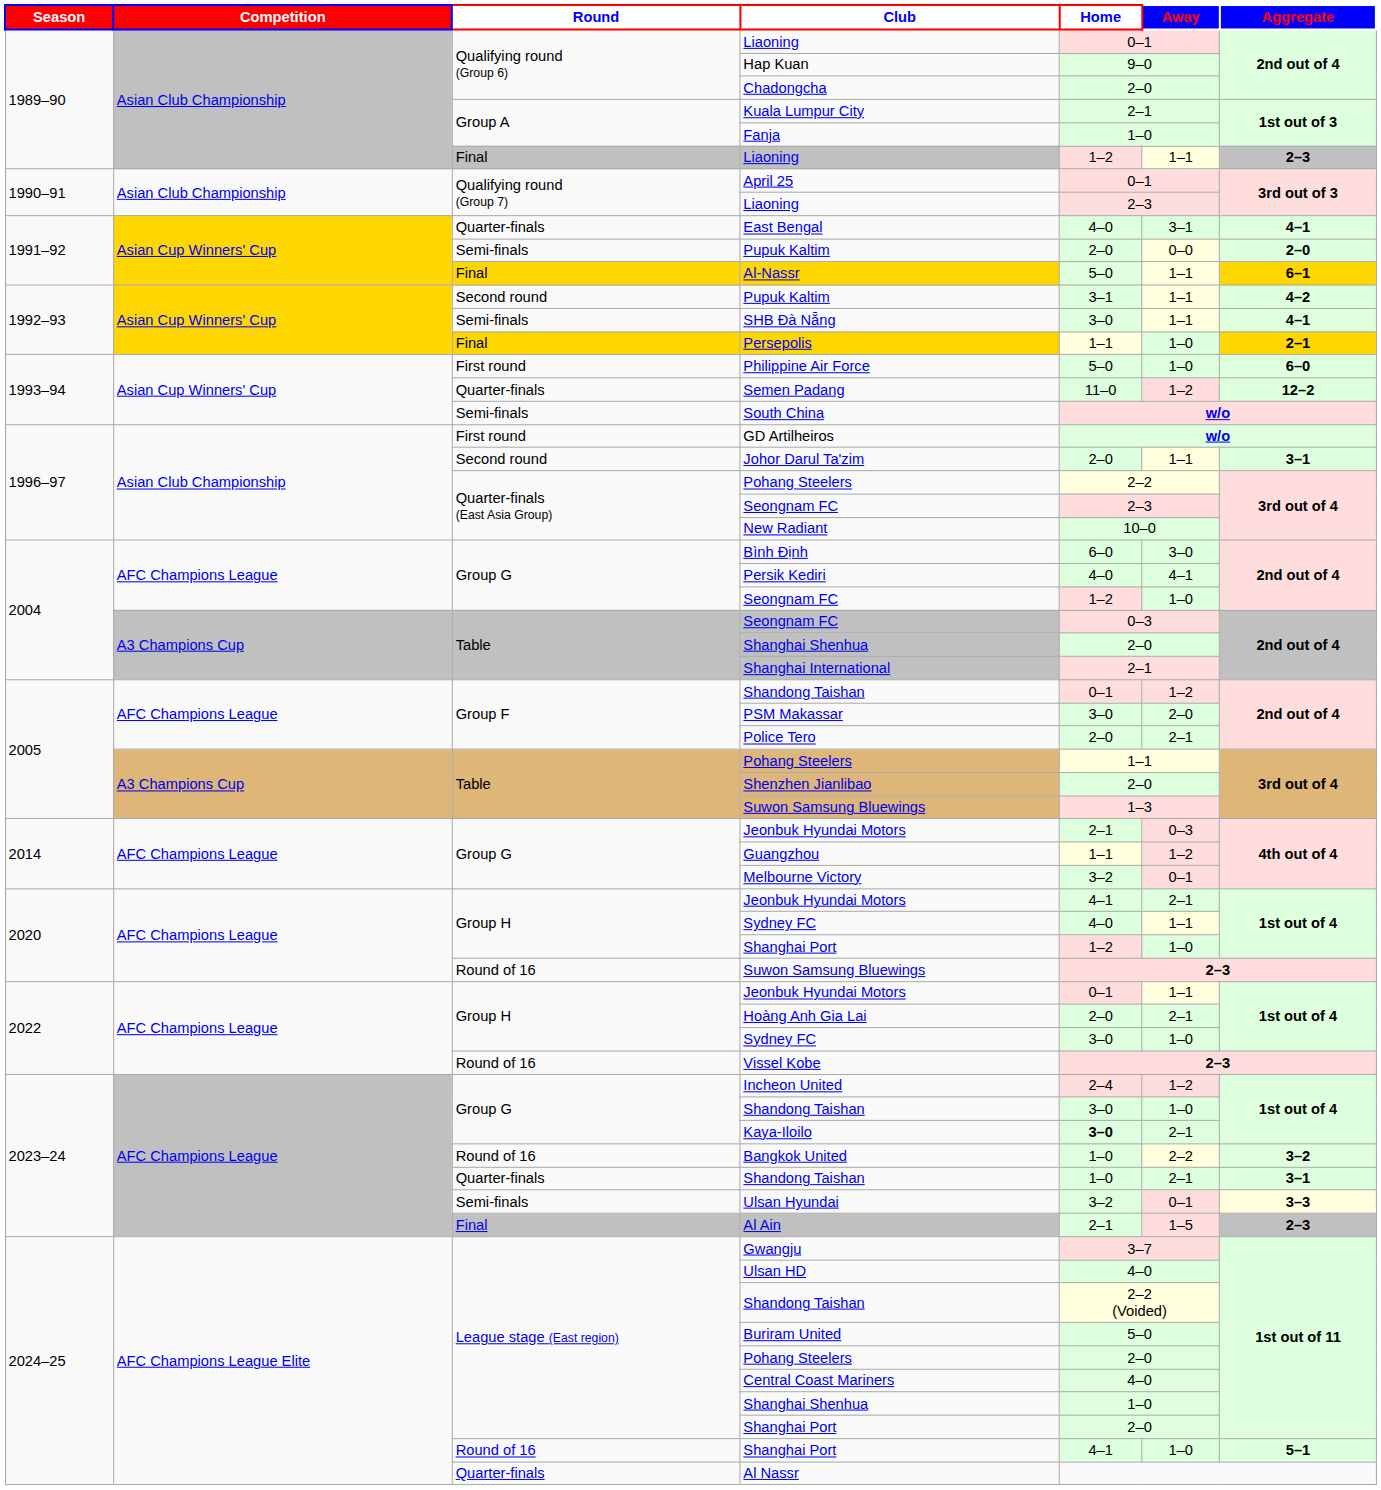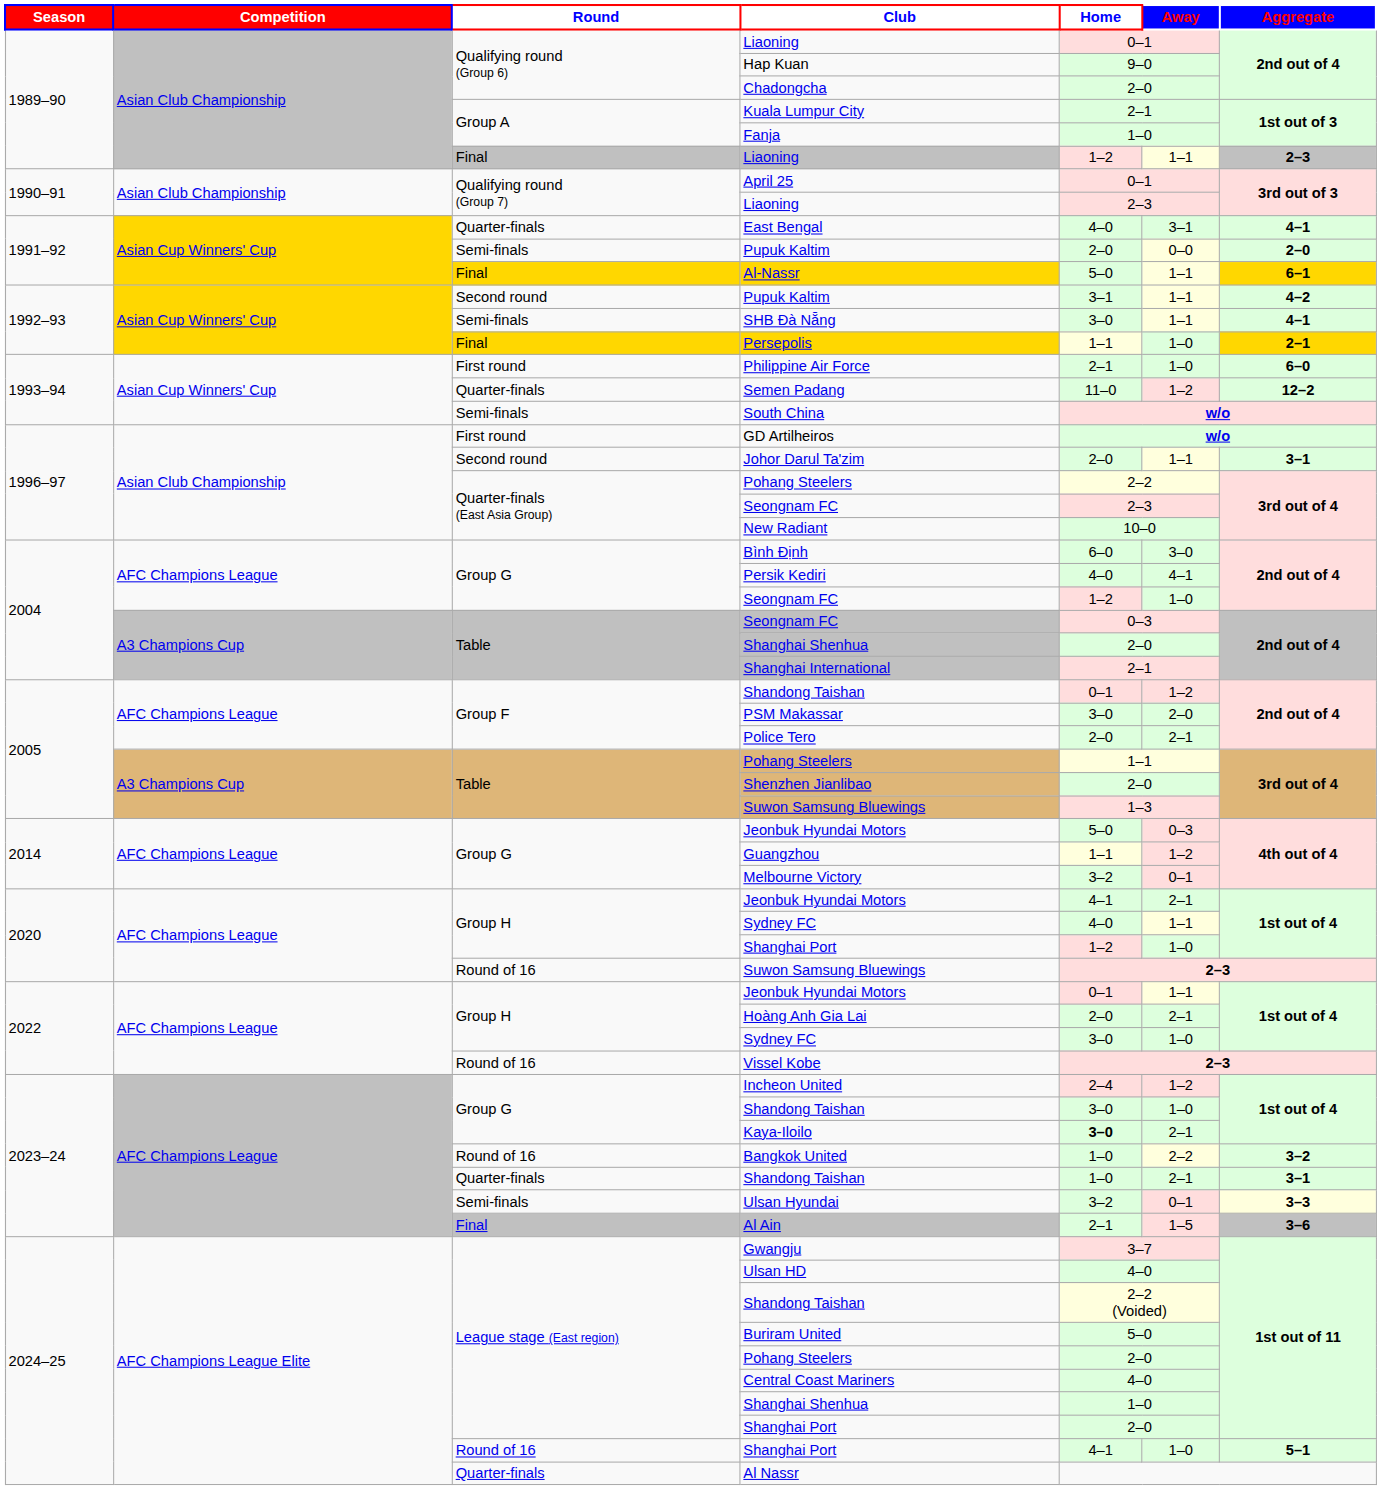(1101, 367) 5–0 -> (1101, 367) 2–1
(1101, 831) 2–1 -> (1101, 831) 5–0
(1298, 1225) 2–3 -> (1298, 1225) 3–6
